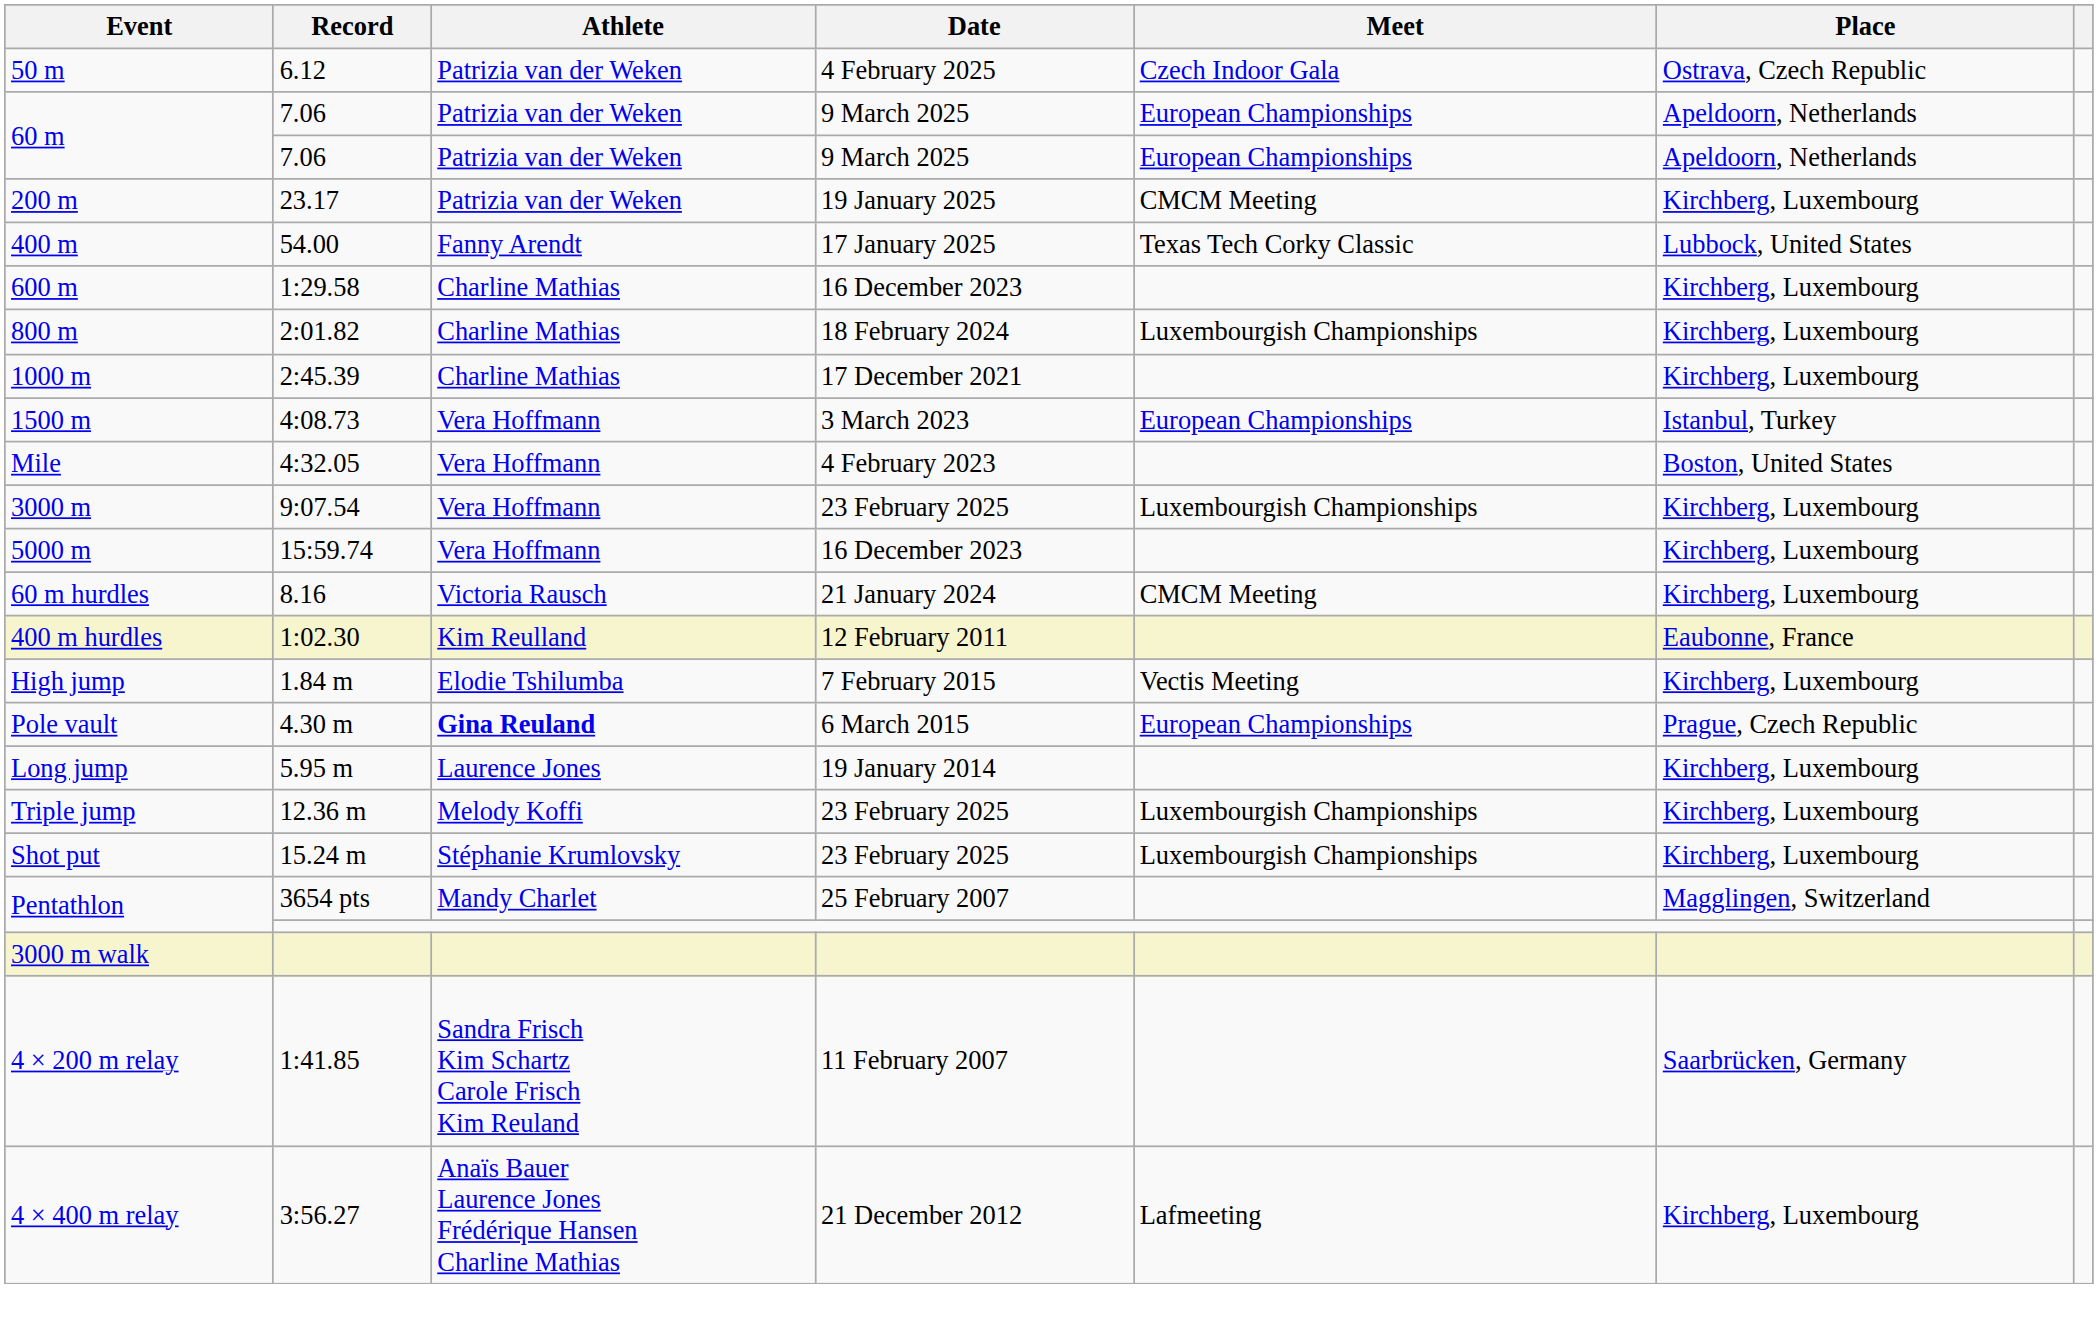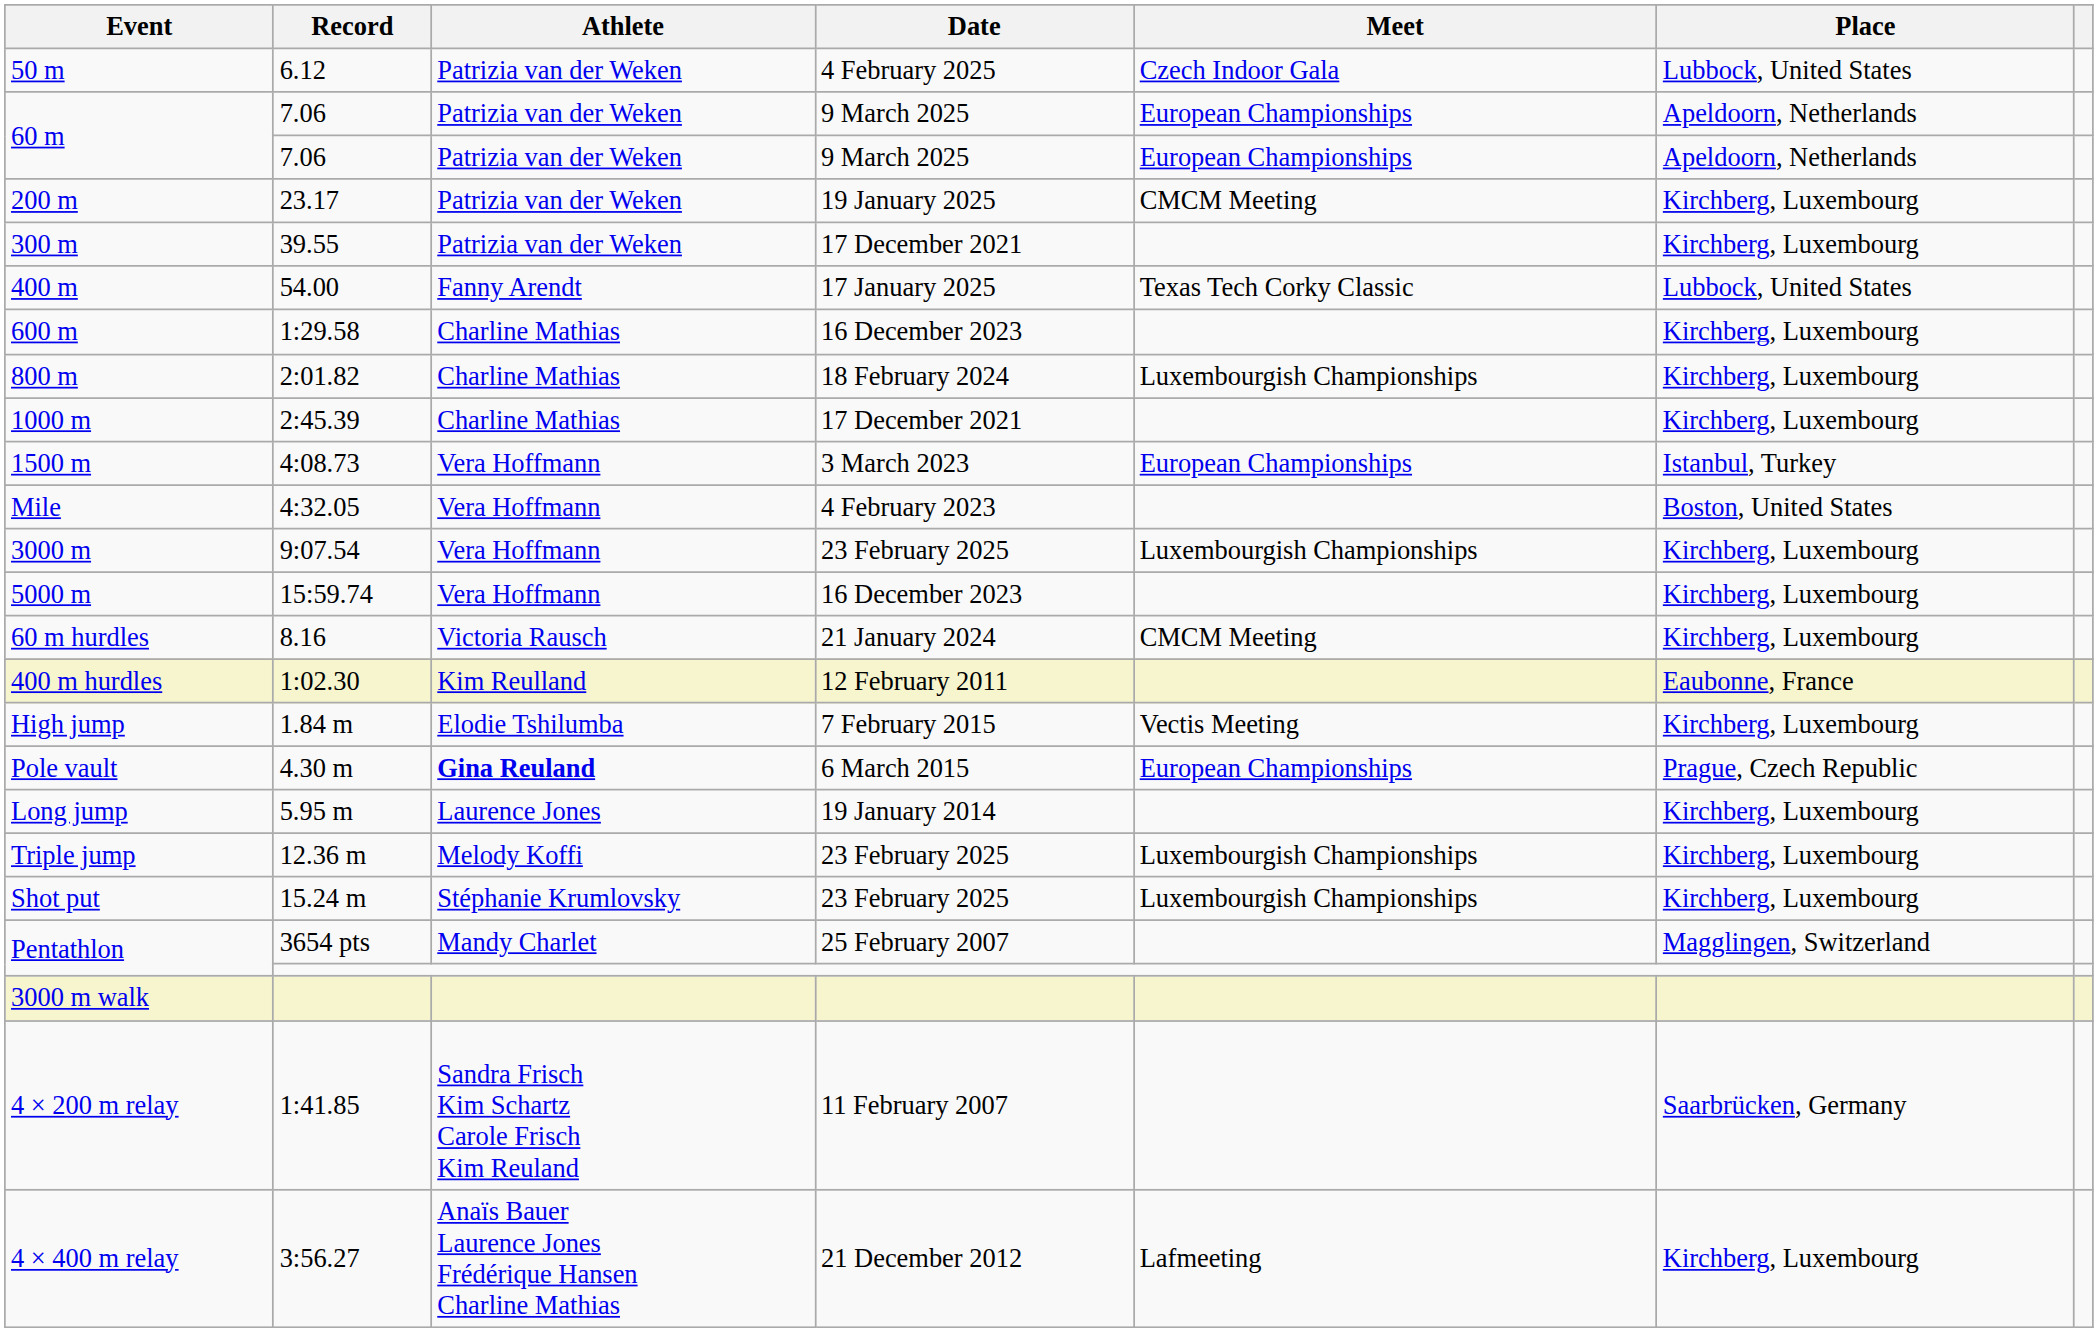(1795, 70) Ostrava, Czech Republic -> (1787, 70) Lubbock, United States
+ row: (44, 244)
